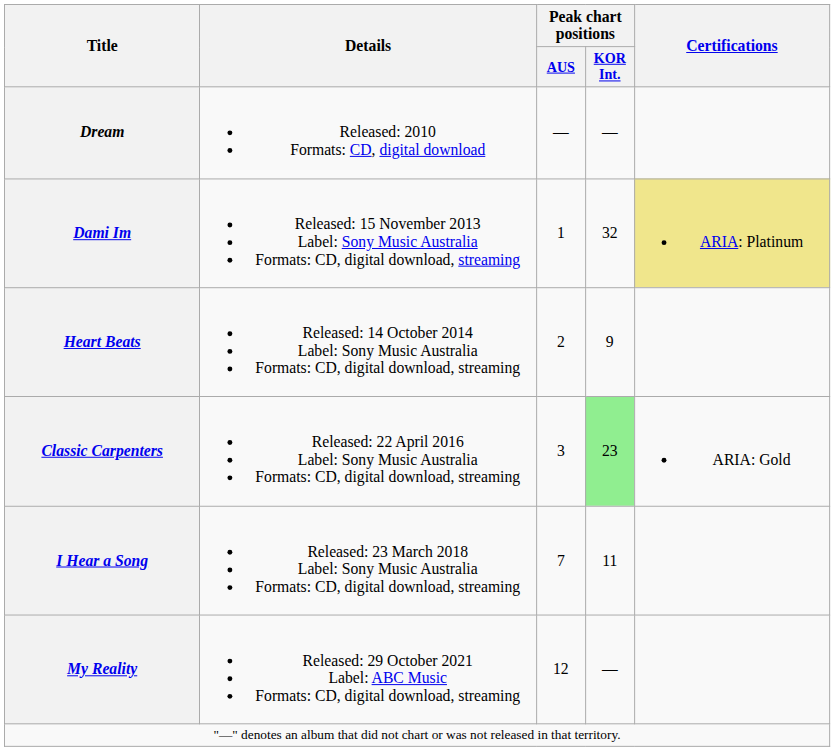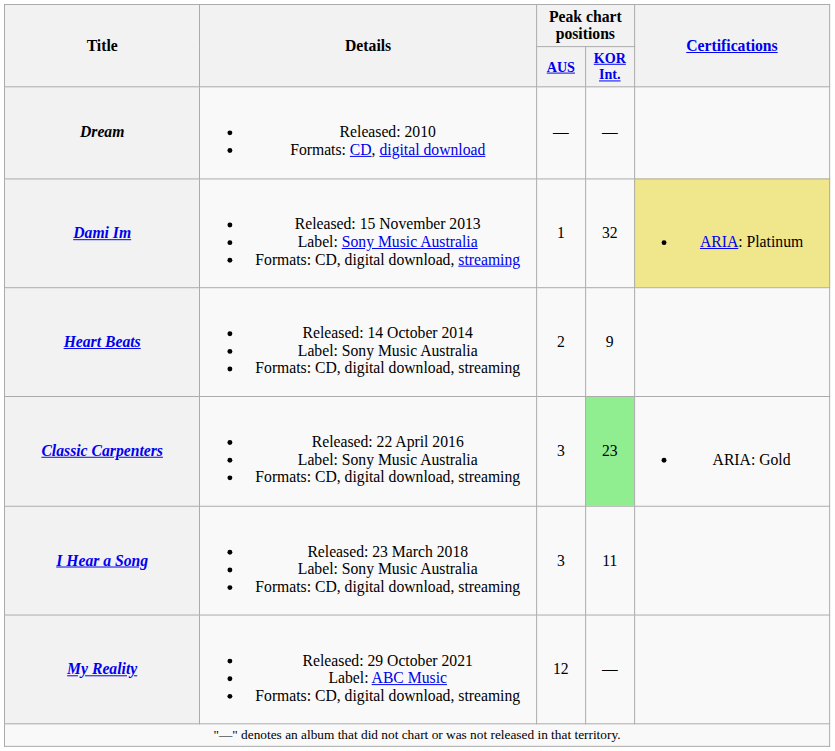(561, 560) 7 -> (561, 560) 3
